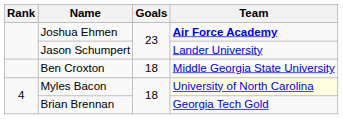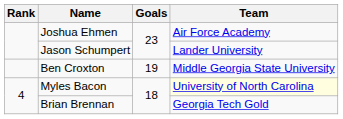(225, 31) bold -> (221, 31) normal
(151, 68) 18 -> (151, 68) 19
